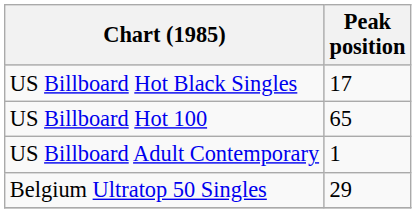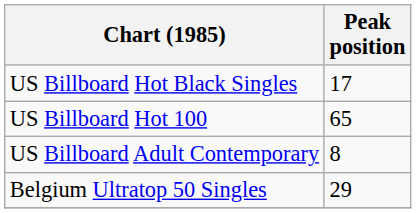(335, 154) 1 -> (335, 154) 8
